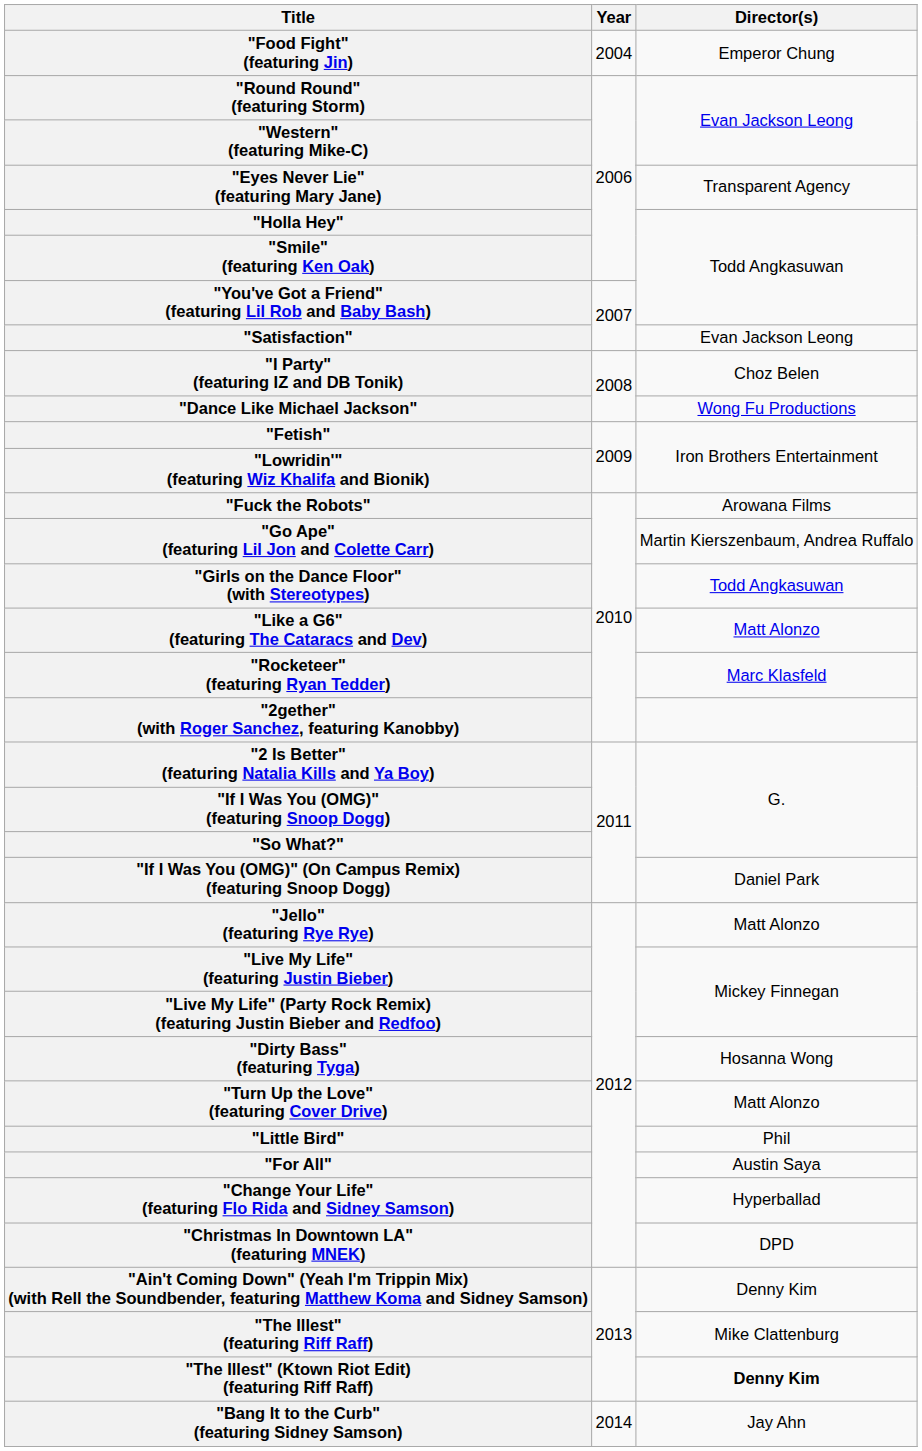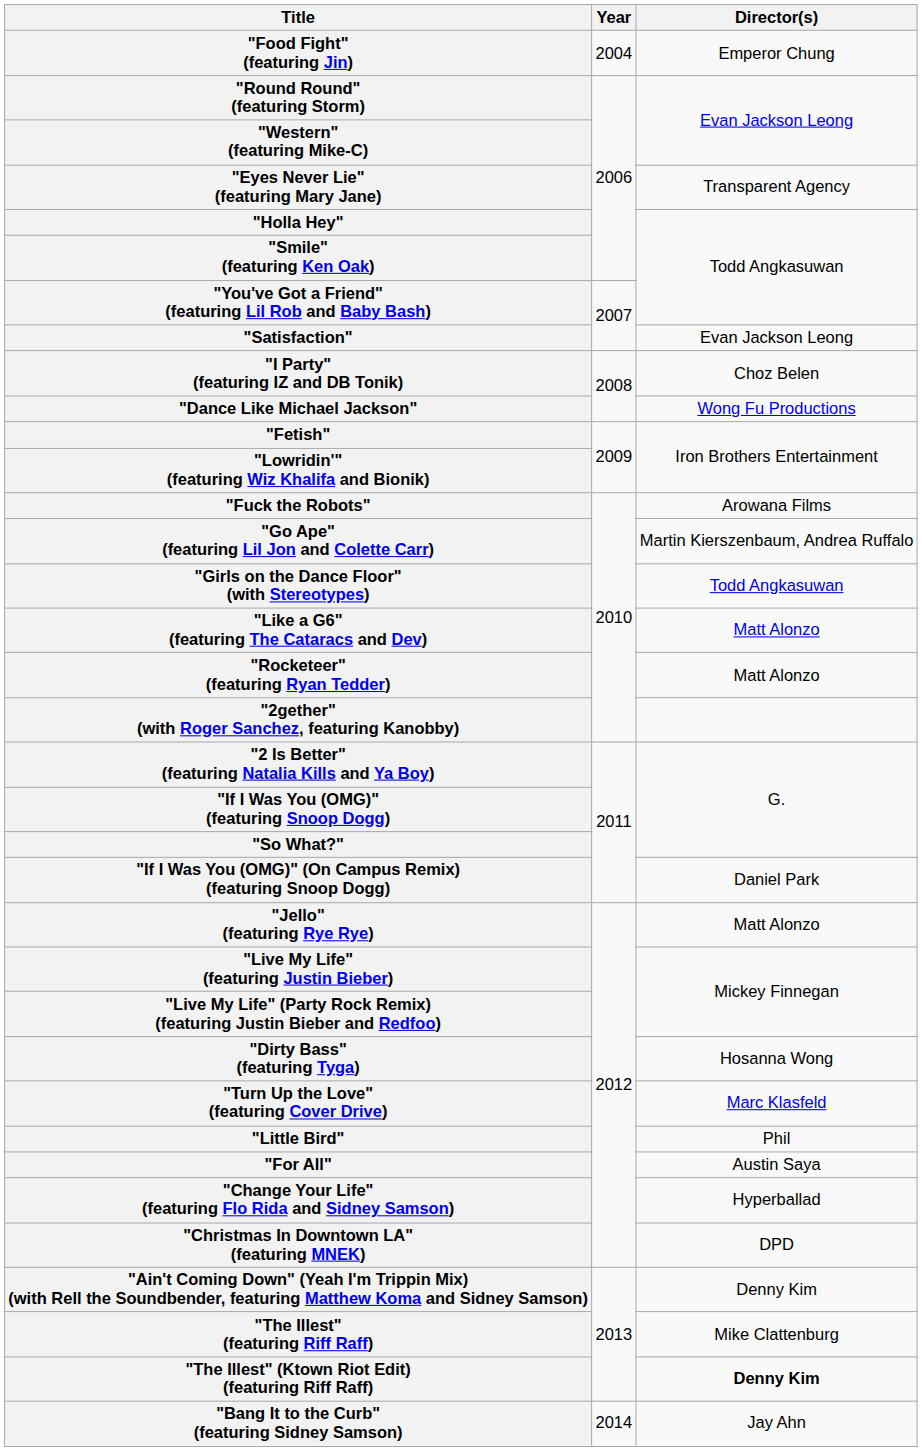(777, 675) Marc Klasfeld -> (777, 675) Matt Alonzo
(777, 1103) Matt Alonzo -> (777, 1103) Marc Klasfeld
